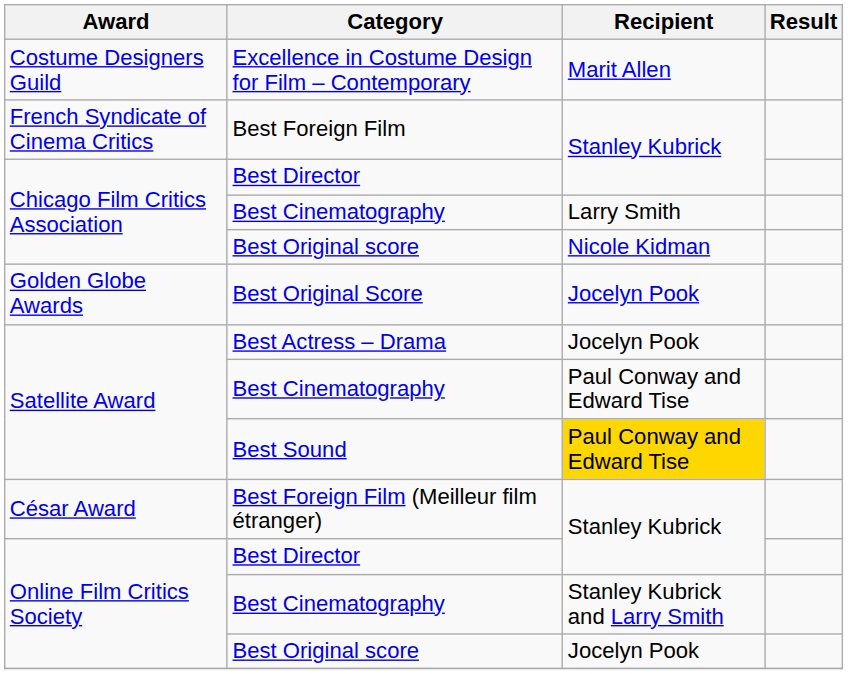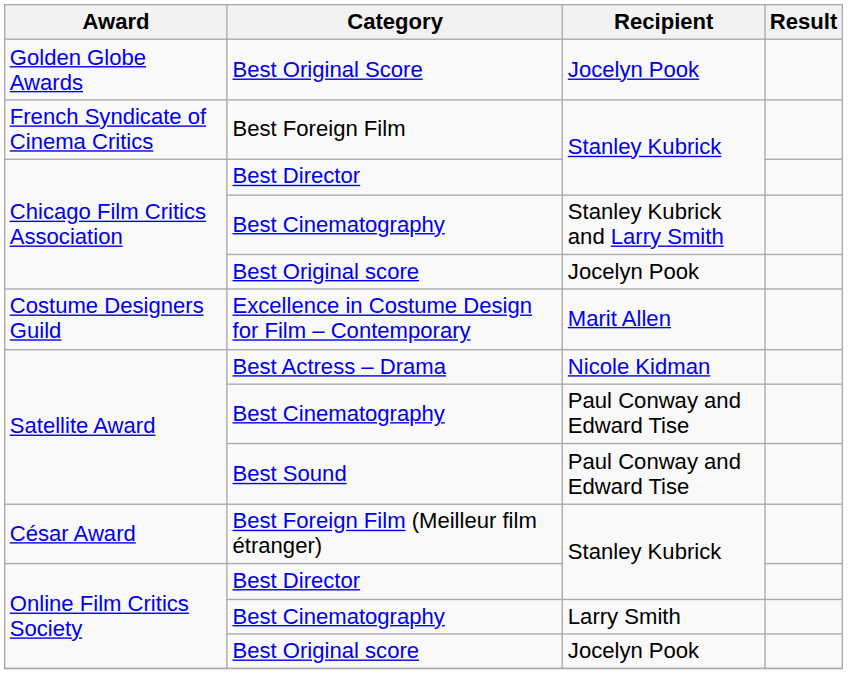rows swapped: (78, 294) <-> (107, 69)
(624, 211) Larry Smith -> (646, 224) Stanley Kubrick and Larry Smith
(639, 246) Nicole Kidman -> (634, 271) Jocelyn Pook
(634, 341) Jocelyn Pook -> (639, 366) Nicole Kidman
(654, 448) gold background -> (654, 473) no background
(646, 603) Stanley Kubrick and Larry Smith -> (624, 616) Larry Smith
